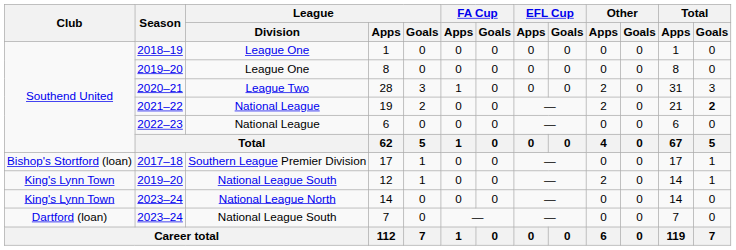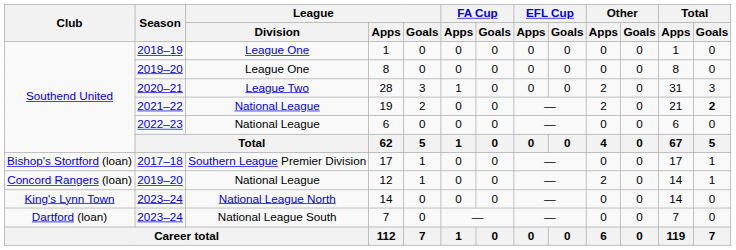(70, 180) King's Lynn Town -> (70, 180) Concord Rangers (loan)
(277, 180) National League South -> (277, 180) National League
